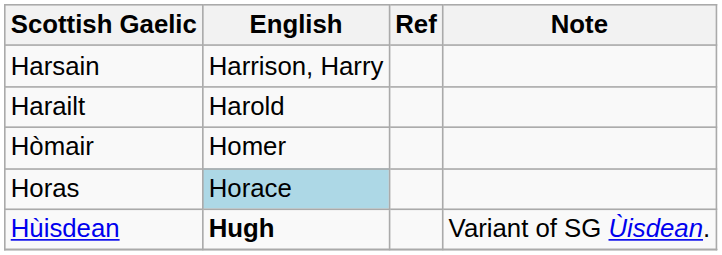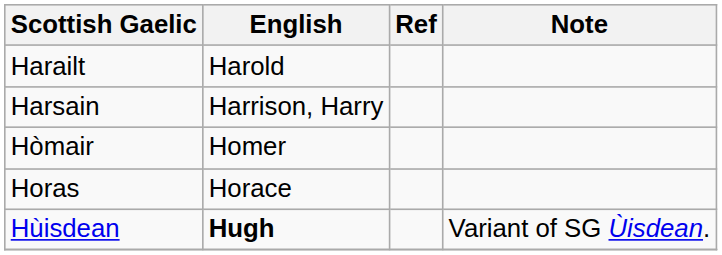rows swapped: (55, 65) <-> (48, 106)
(250, 188) lightblue background -> (250, 188) no background
